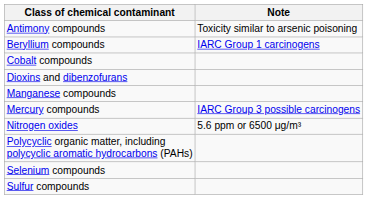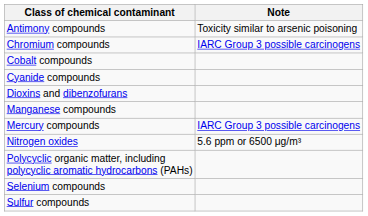- row: (56, 45)
+ row: (58, 45)
+ row: (53, 77)
